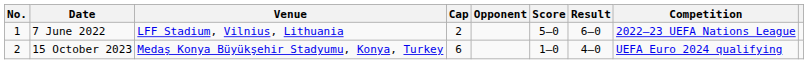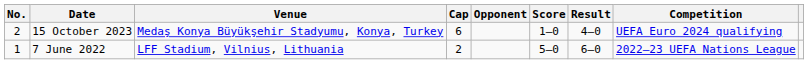rows swapped: (69, 31) <-> (82, 49)
